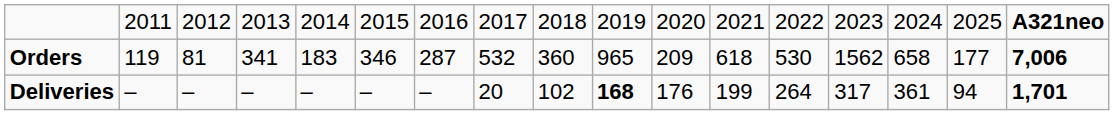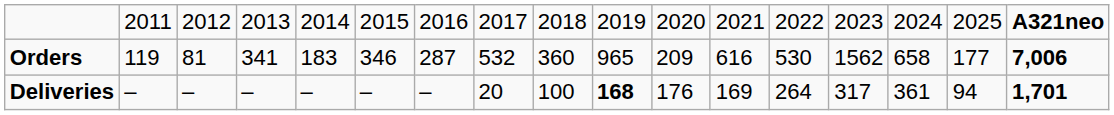(734, 57) 618 -> (734, 57) 616
(556, 92) 102 -> (556, 92) 100
(734, 92) 199 -> (734, 92) 169
